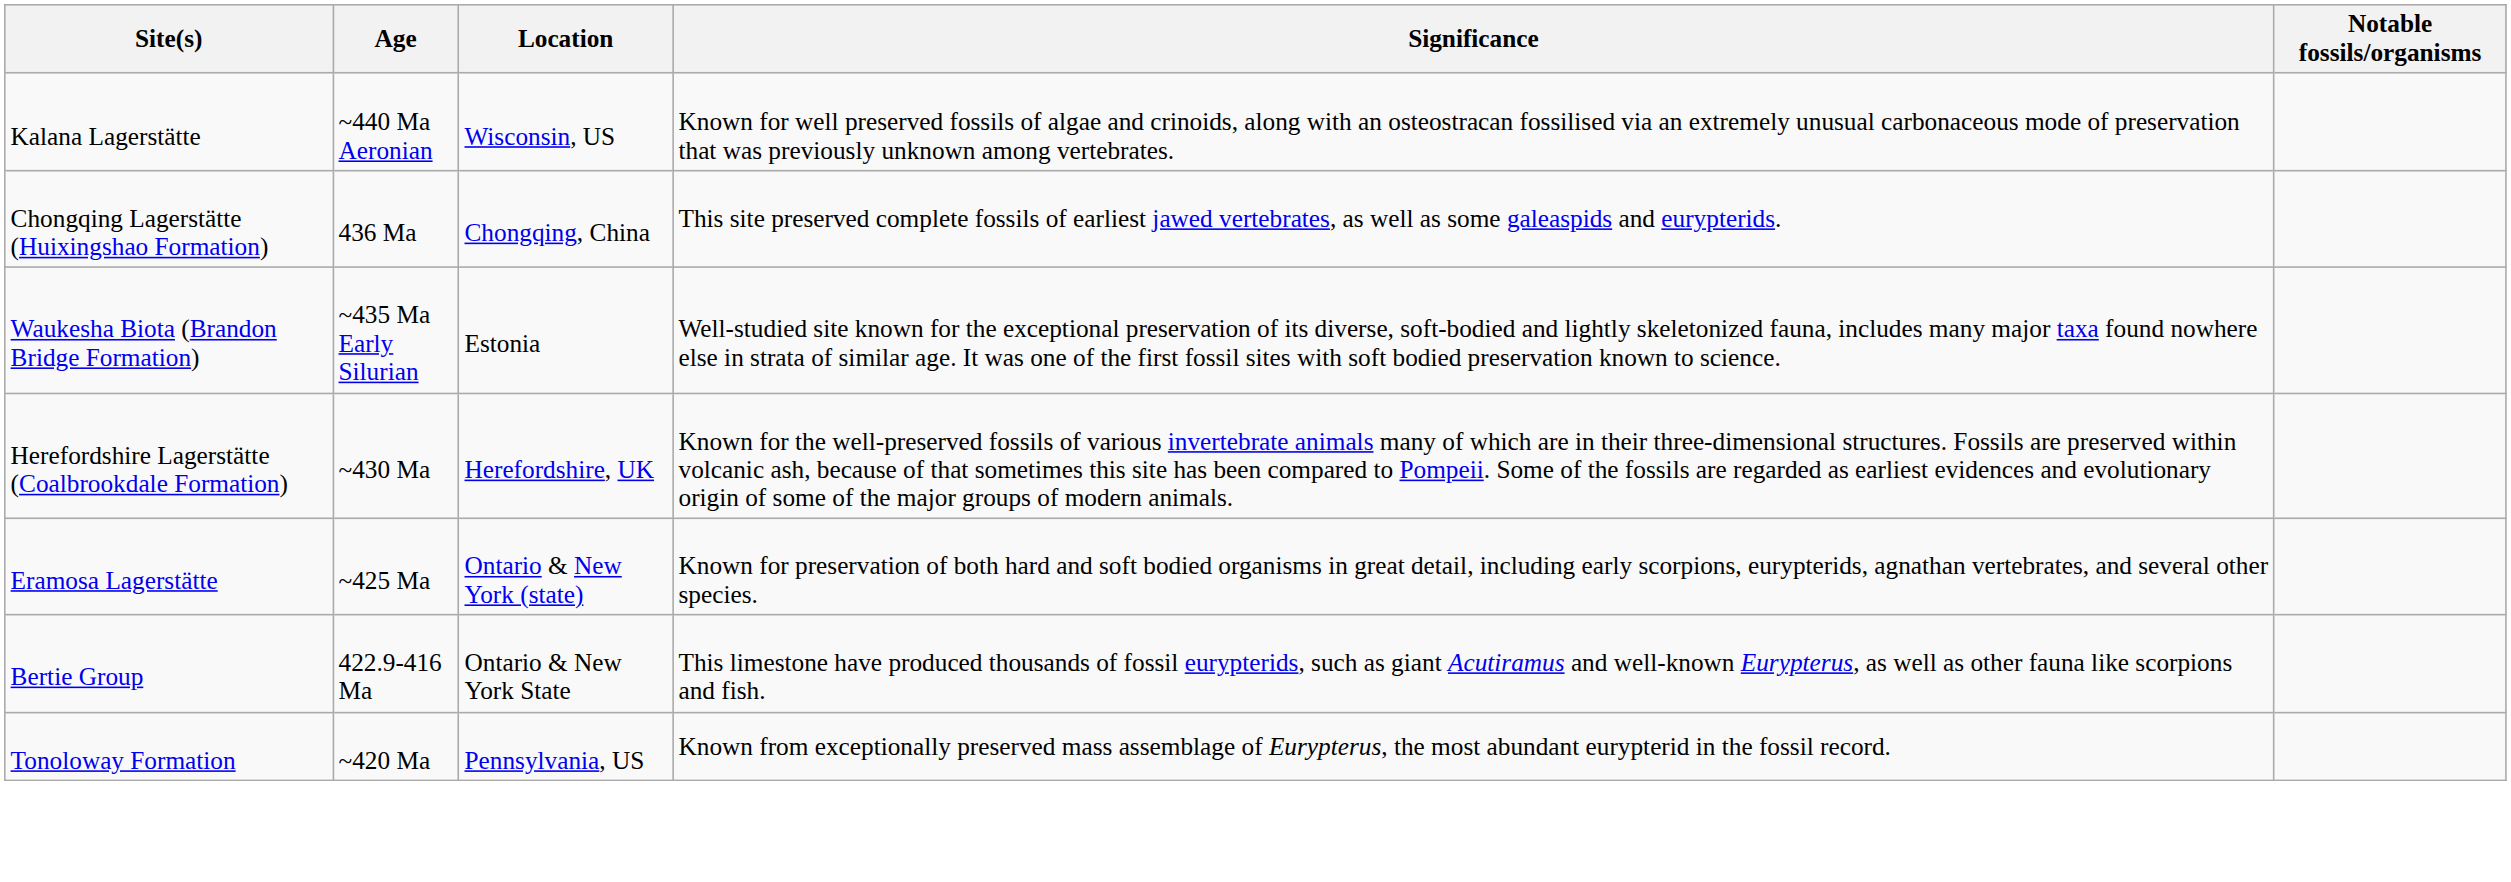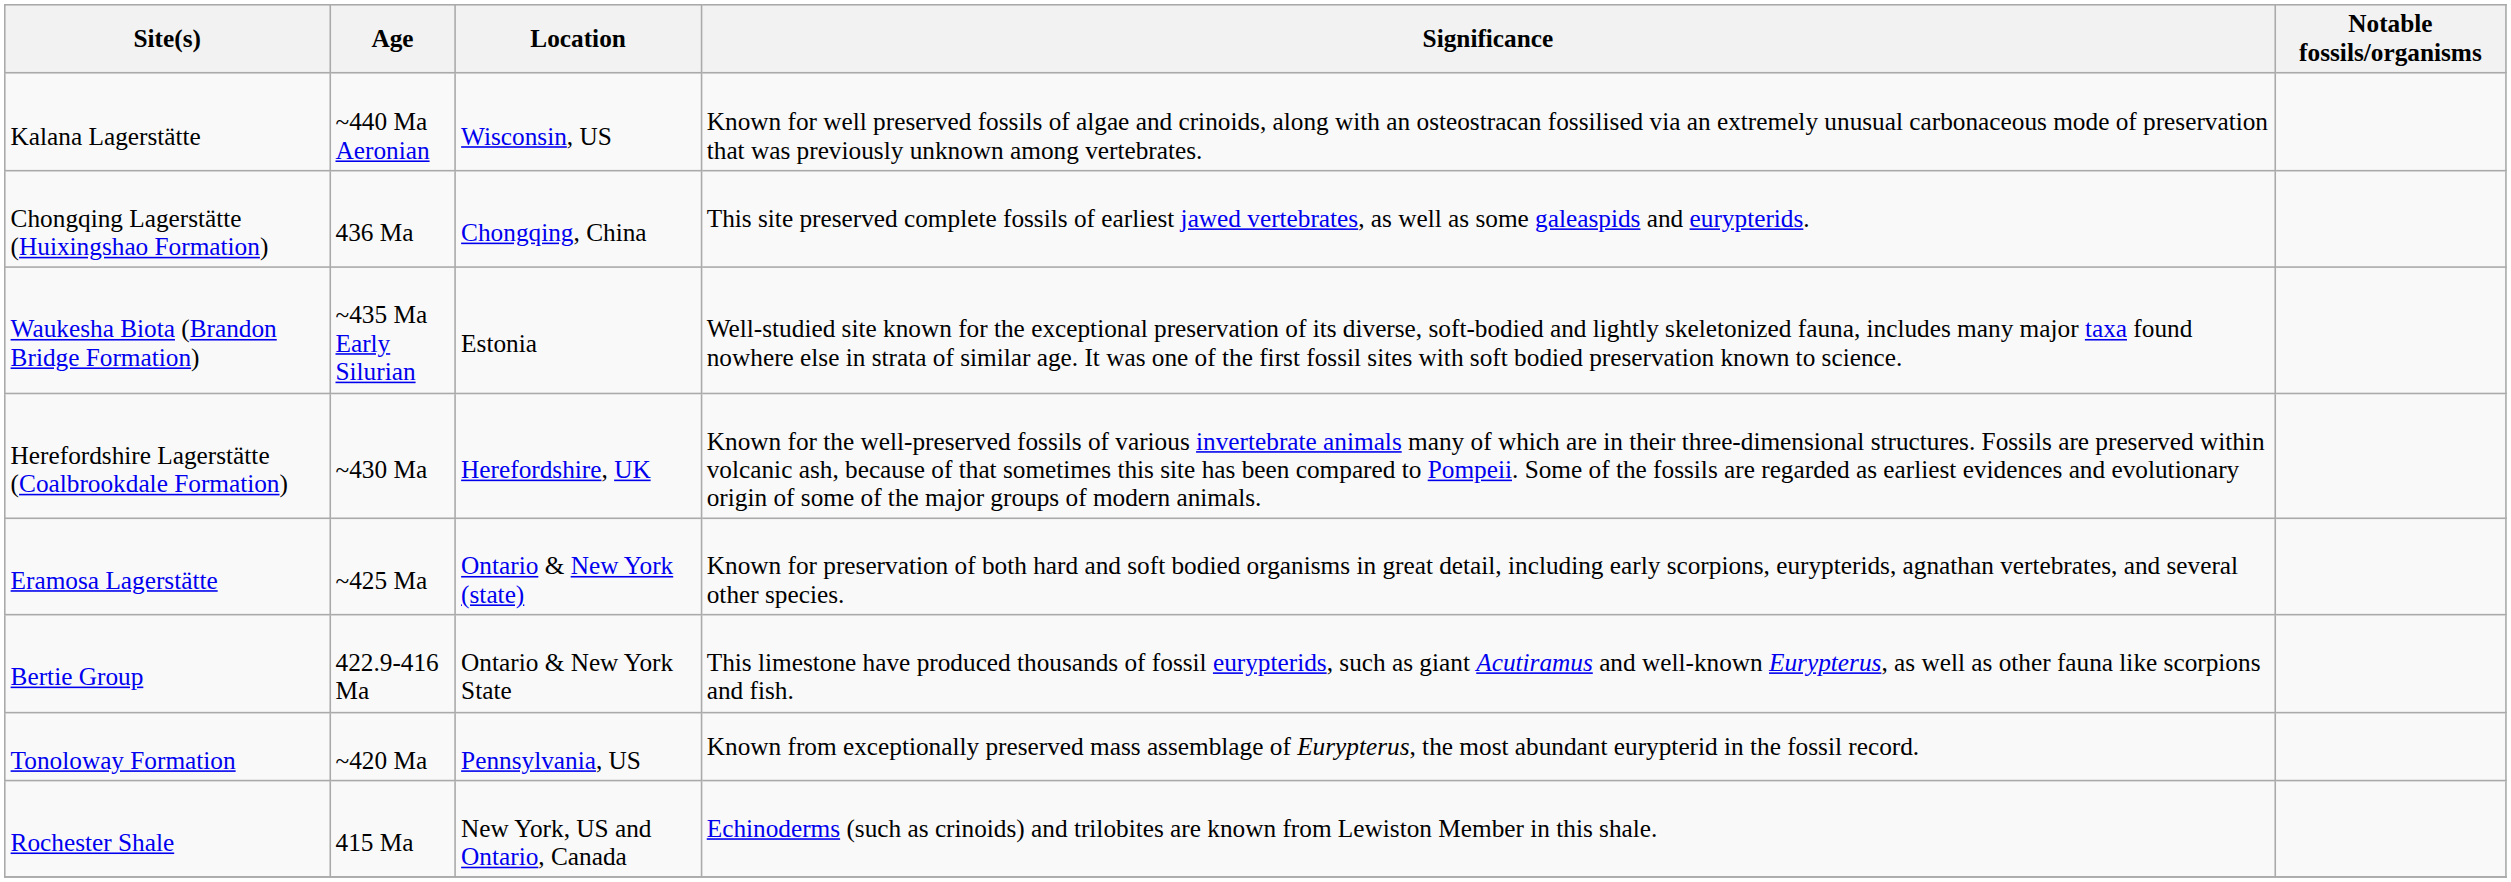+ row: (92, 842)
